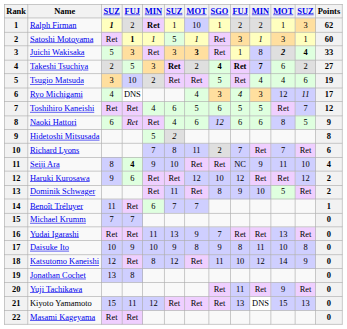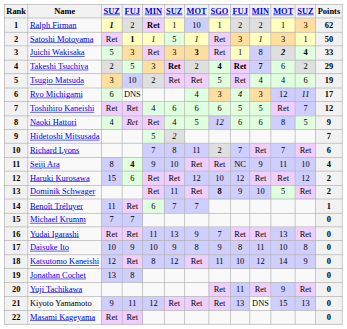(329, 38) 60 -> (329, 38) 50
(329, 66) 27 -> (329, 66) 29
(112, 94) 4 -> (112, 94) 6
(197, 108) 5 -> (197, 108) 6
(112, 122) 6 -> (112, 122) 4
(197, 122) 6 -> (197, 122) 5
(329, 136) 8 -> (329, 136) 7
(112, 177) 9 -> (112, 177) 15
(219, 191) normal -> (219, 191) bold
(112, 303) 15 -> (112, 303) 9
